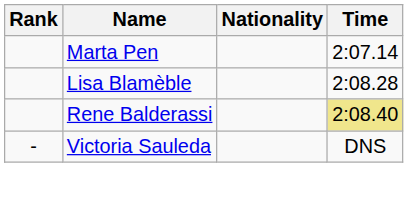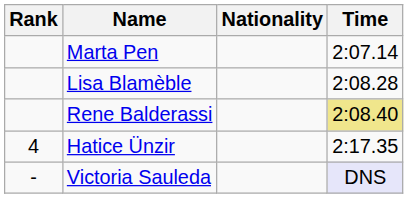+ row: (121, 146)
(365, 146) no background -> (365, 177) lavender background
